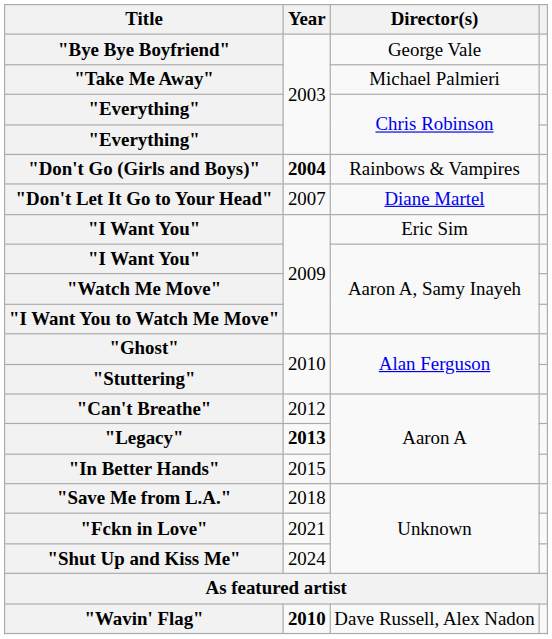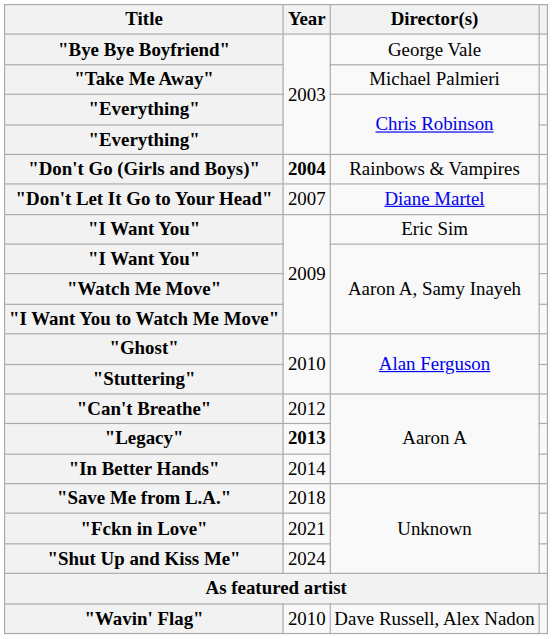(307, 468) 2015 -> (307, 468) 2014
(307, 618) bold -> (307, 618) normal
